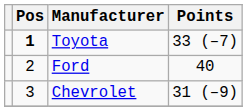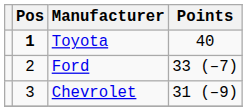(205, 43) 33 (–7) -> (205, 43) 40
(205, 68) 40 -> (205, 68) 33 (–7)
